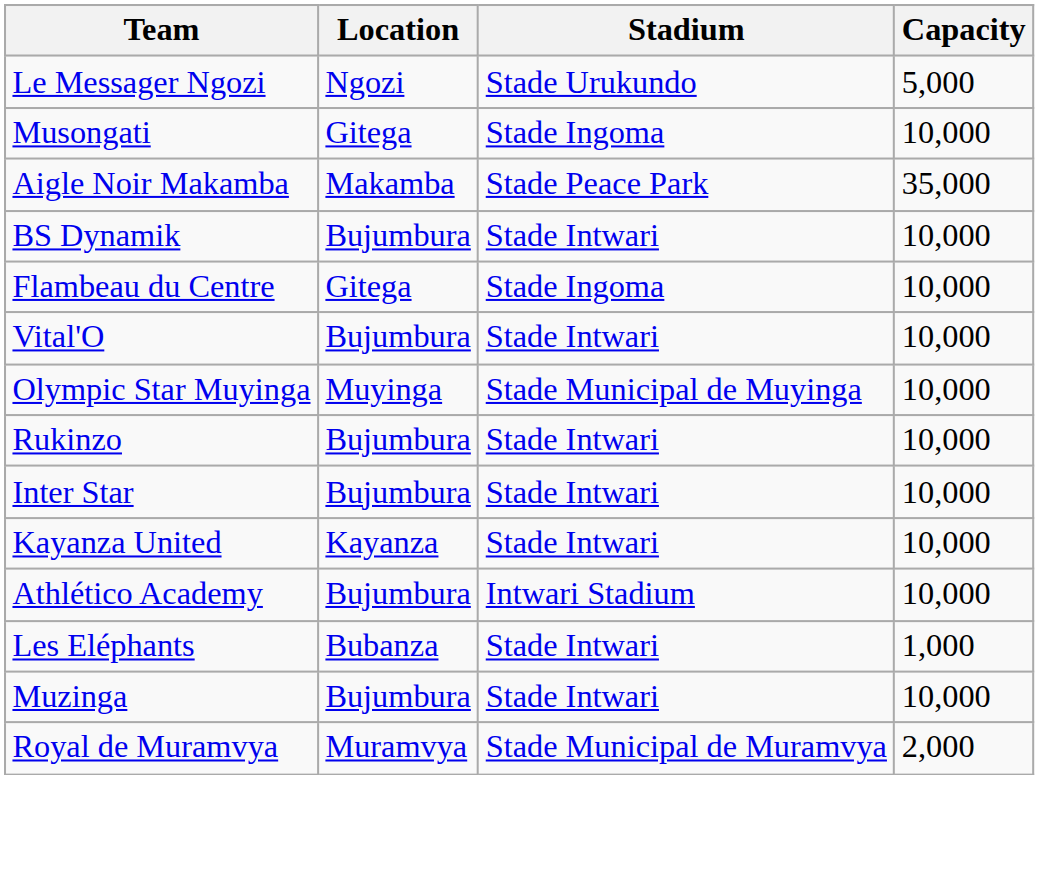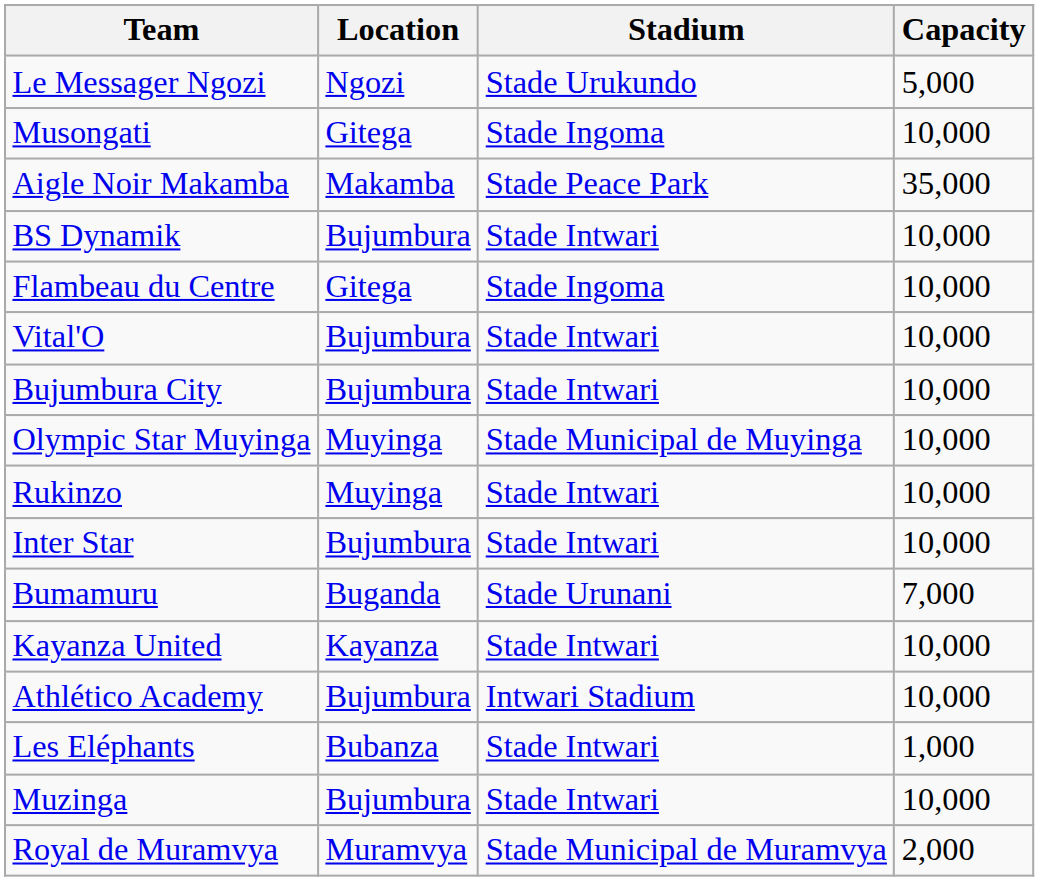+ row: (117, 388)
(398, 440) Bujumbura -> (384, 491) Muyinga
+ row: (85, 593)
